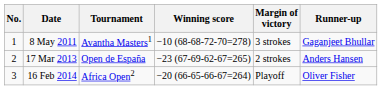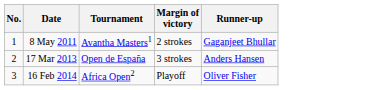- column: (204, 18)
(273, 41) 3 strokes -> (174, 41) 2 strokes
(273, 59) 2 strokes -> (174, 59) 3 strokes
